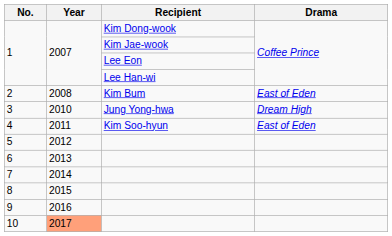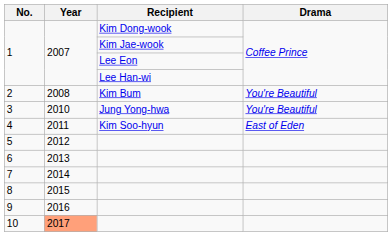(286, 93) East of Eden -> (281, 93) You're Beautiful
(284, 110) Dream High -> (281, 110) You're Beautiful
